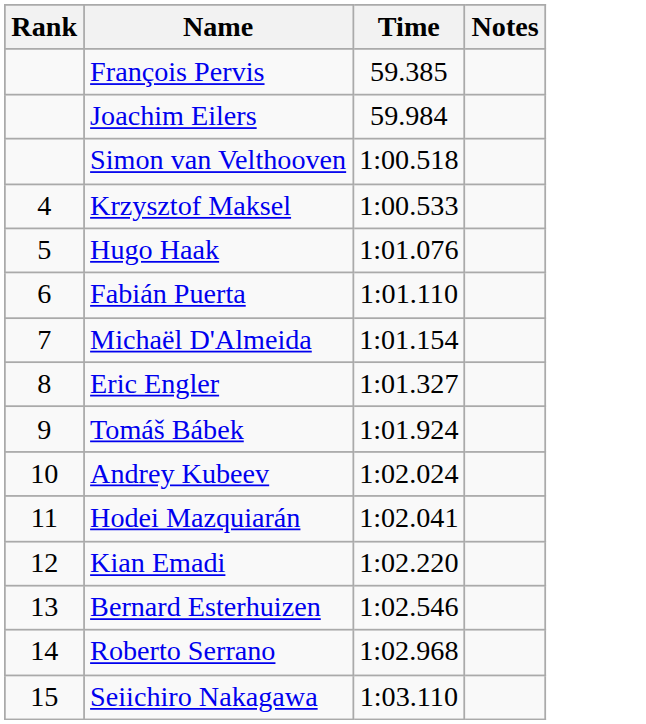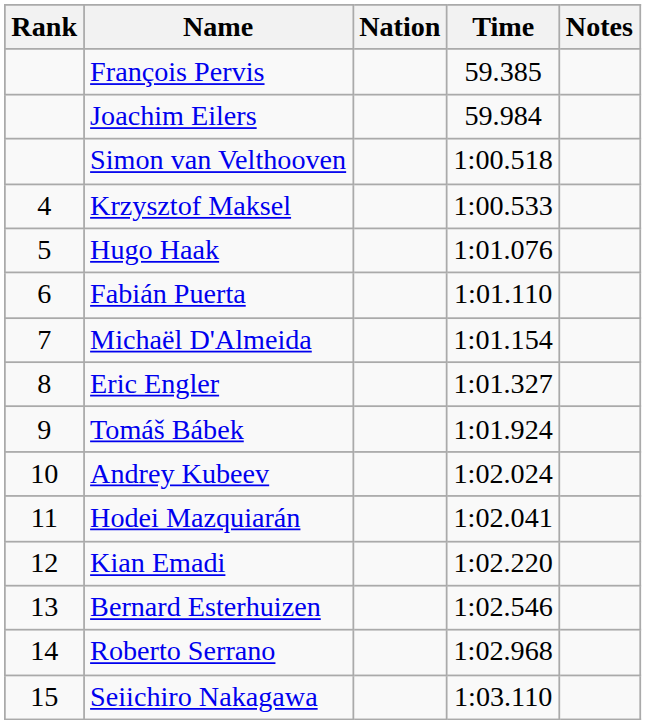+ column: (400, 26)
